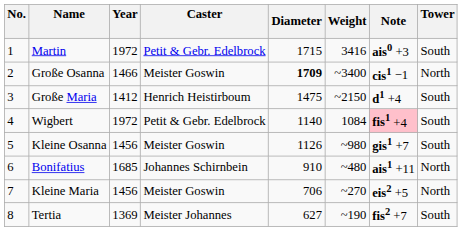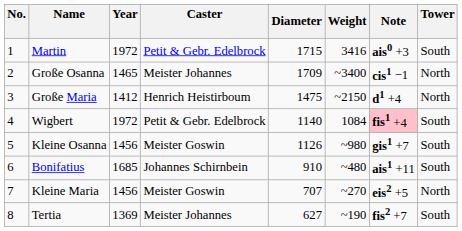(125, 73) 1466 -> (125, 73) 1465
(184, 73) Meister Goswin -> (188, 73) Meister Johannes
(309, 73) bold -> (309, 73) normal
(435, 97) South -> (435, 97) North
(435, 167) North -> (435, 167) South
(312, 191) 706 -> (312, 191) 707
